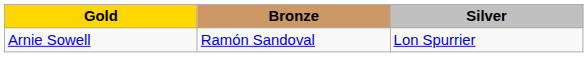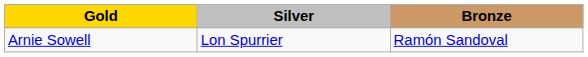columns swapped: (487, 16) <-> (294, 16)
